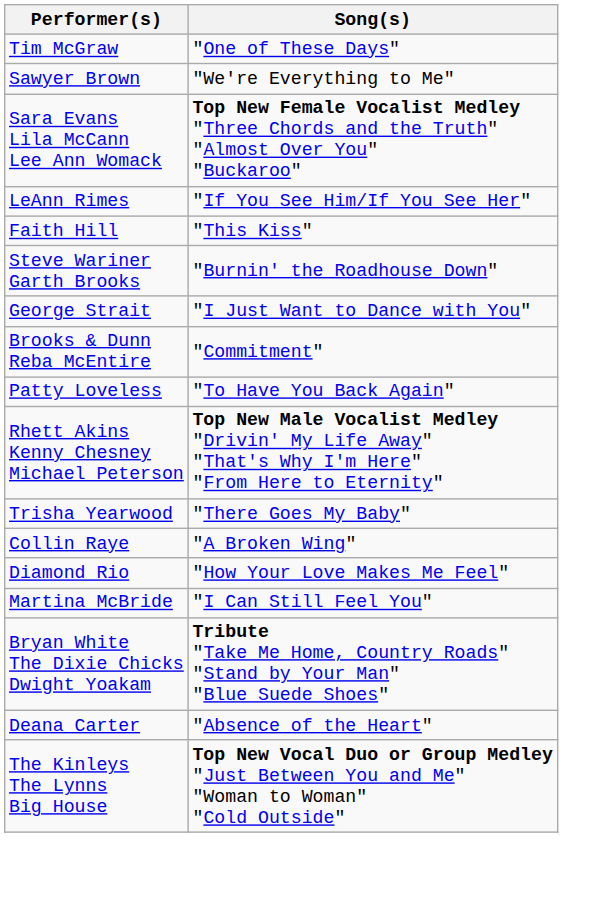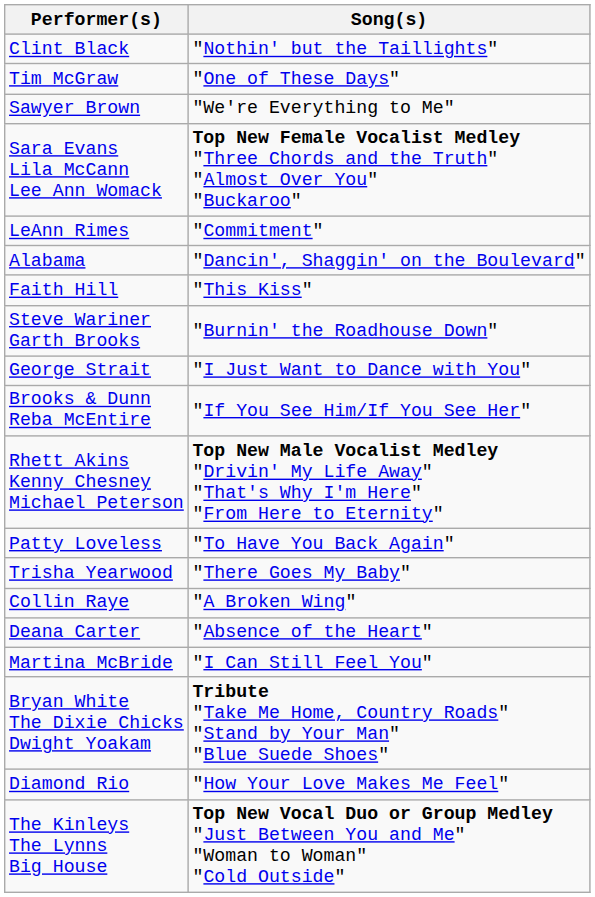+ row: (69, 49)
(362, 201) "If You See Him/If You See Her" -> (258, 231) "Commitment"
+ row: (47, 261)
(258, 351) "Commitment" -> (362, 411) "If You See Him/If You See Her"
rows swapped: (85, 391) <-> (96, 453)
rows swapped: (75, 725) <-> (69, 573)
